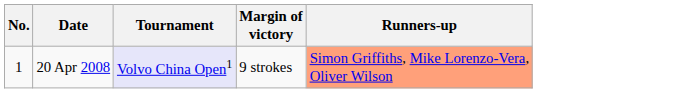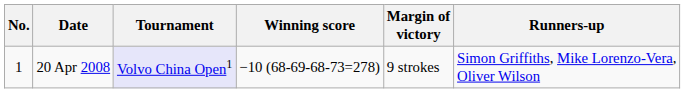+ column: (310, 25)
(419, 67) lightsalmon background -> (567, 67) no background
